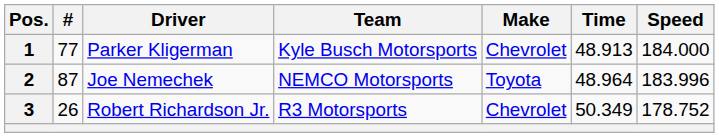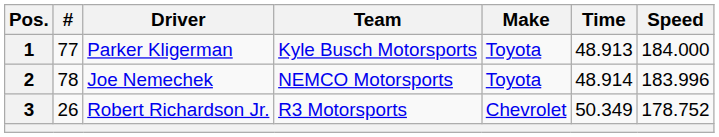(526, 50) Chevrolet -> (514, 50) Toyota
(68, 79) 87 -> (68, 79) 78
(604, 79) 48.964 -> (604, 79) 48.914
